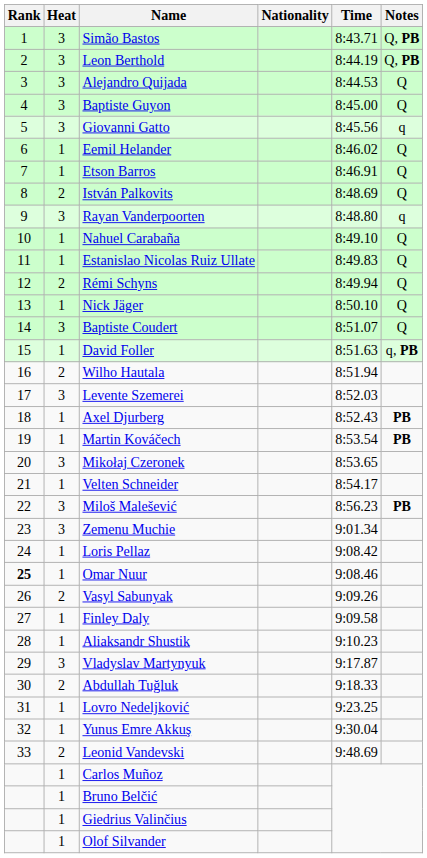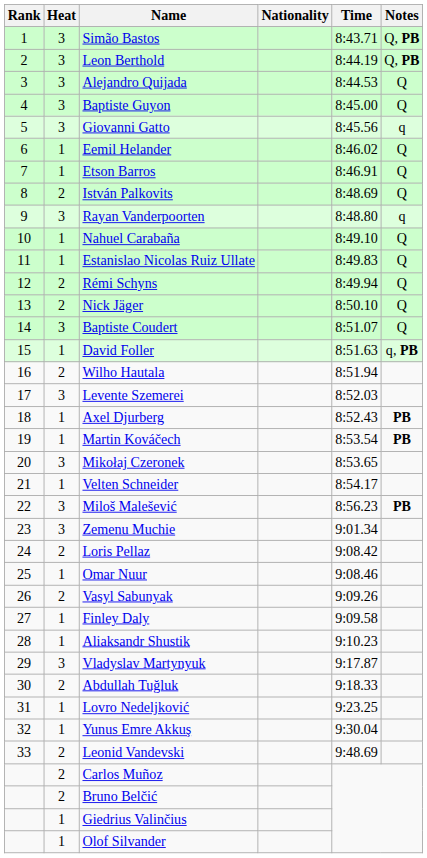(62, 305) 1 -> (62, 305) 2
(62, 551) 1 -> (62, 551) 2
(24, 573) bold -> (24, 573) normal
(62, 774) 1 -> (62, 774) 2
(62, 797) 1 -> (62, 797) 2
